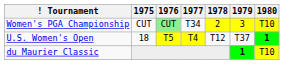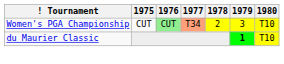(193, 25) no background -> (193, 25) lightsalmon background
- row: (50, 39)
